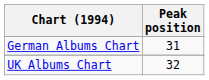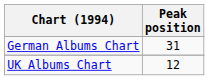(173, 65) 32 -> (173, 65) 12
